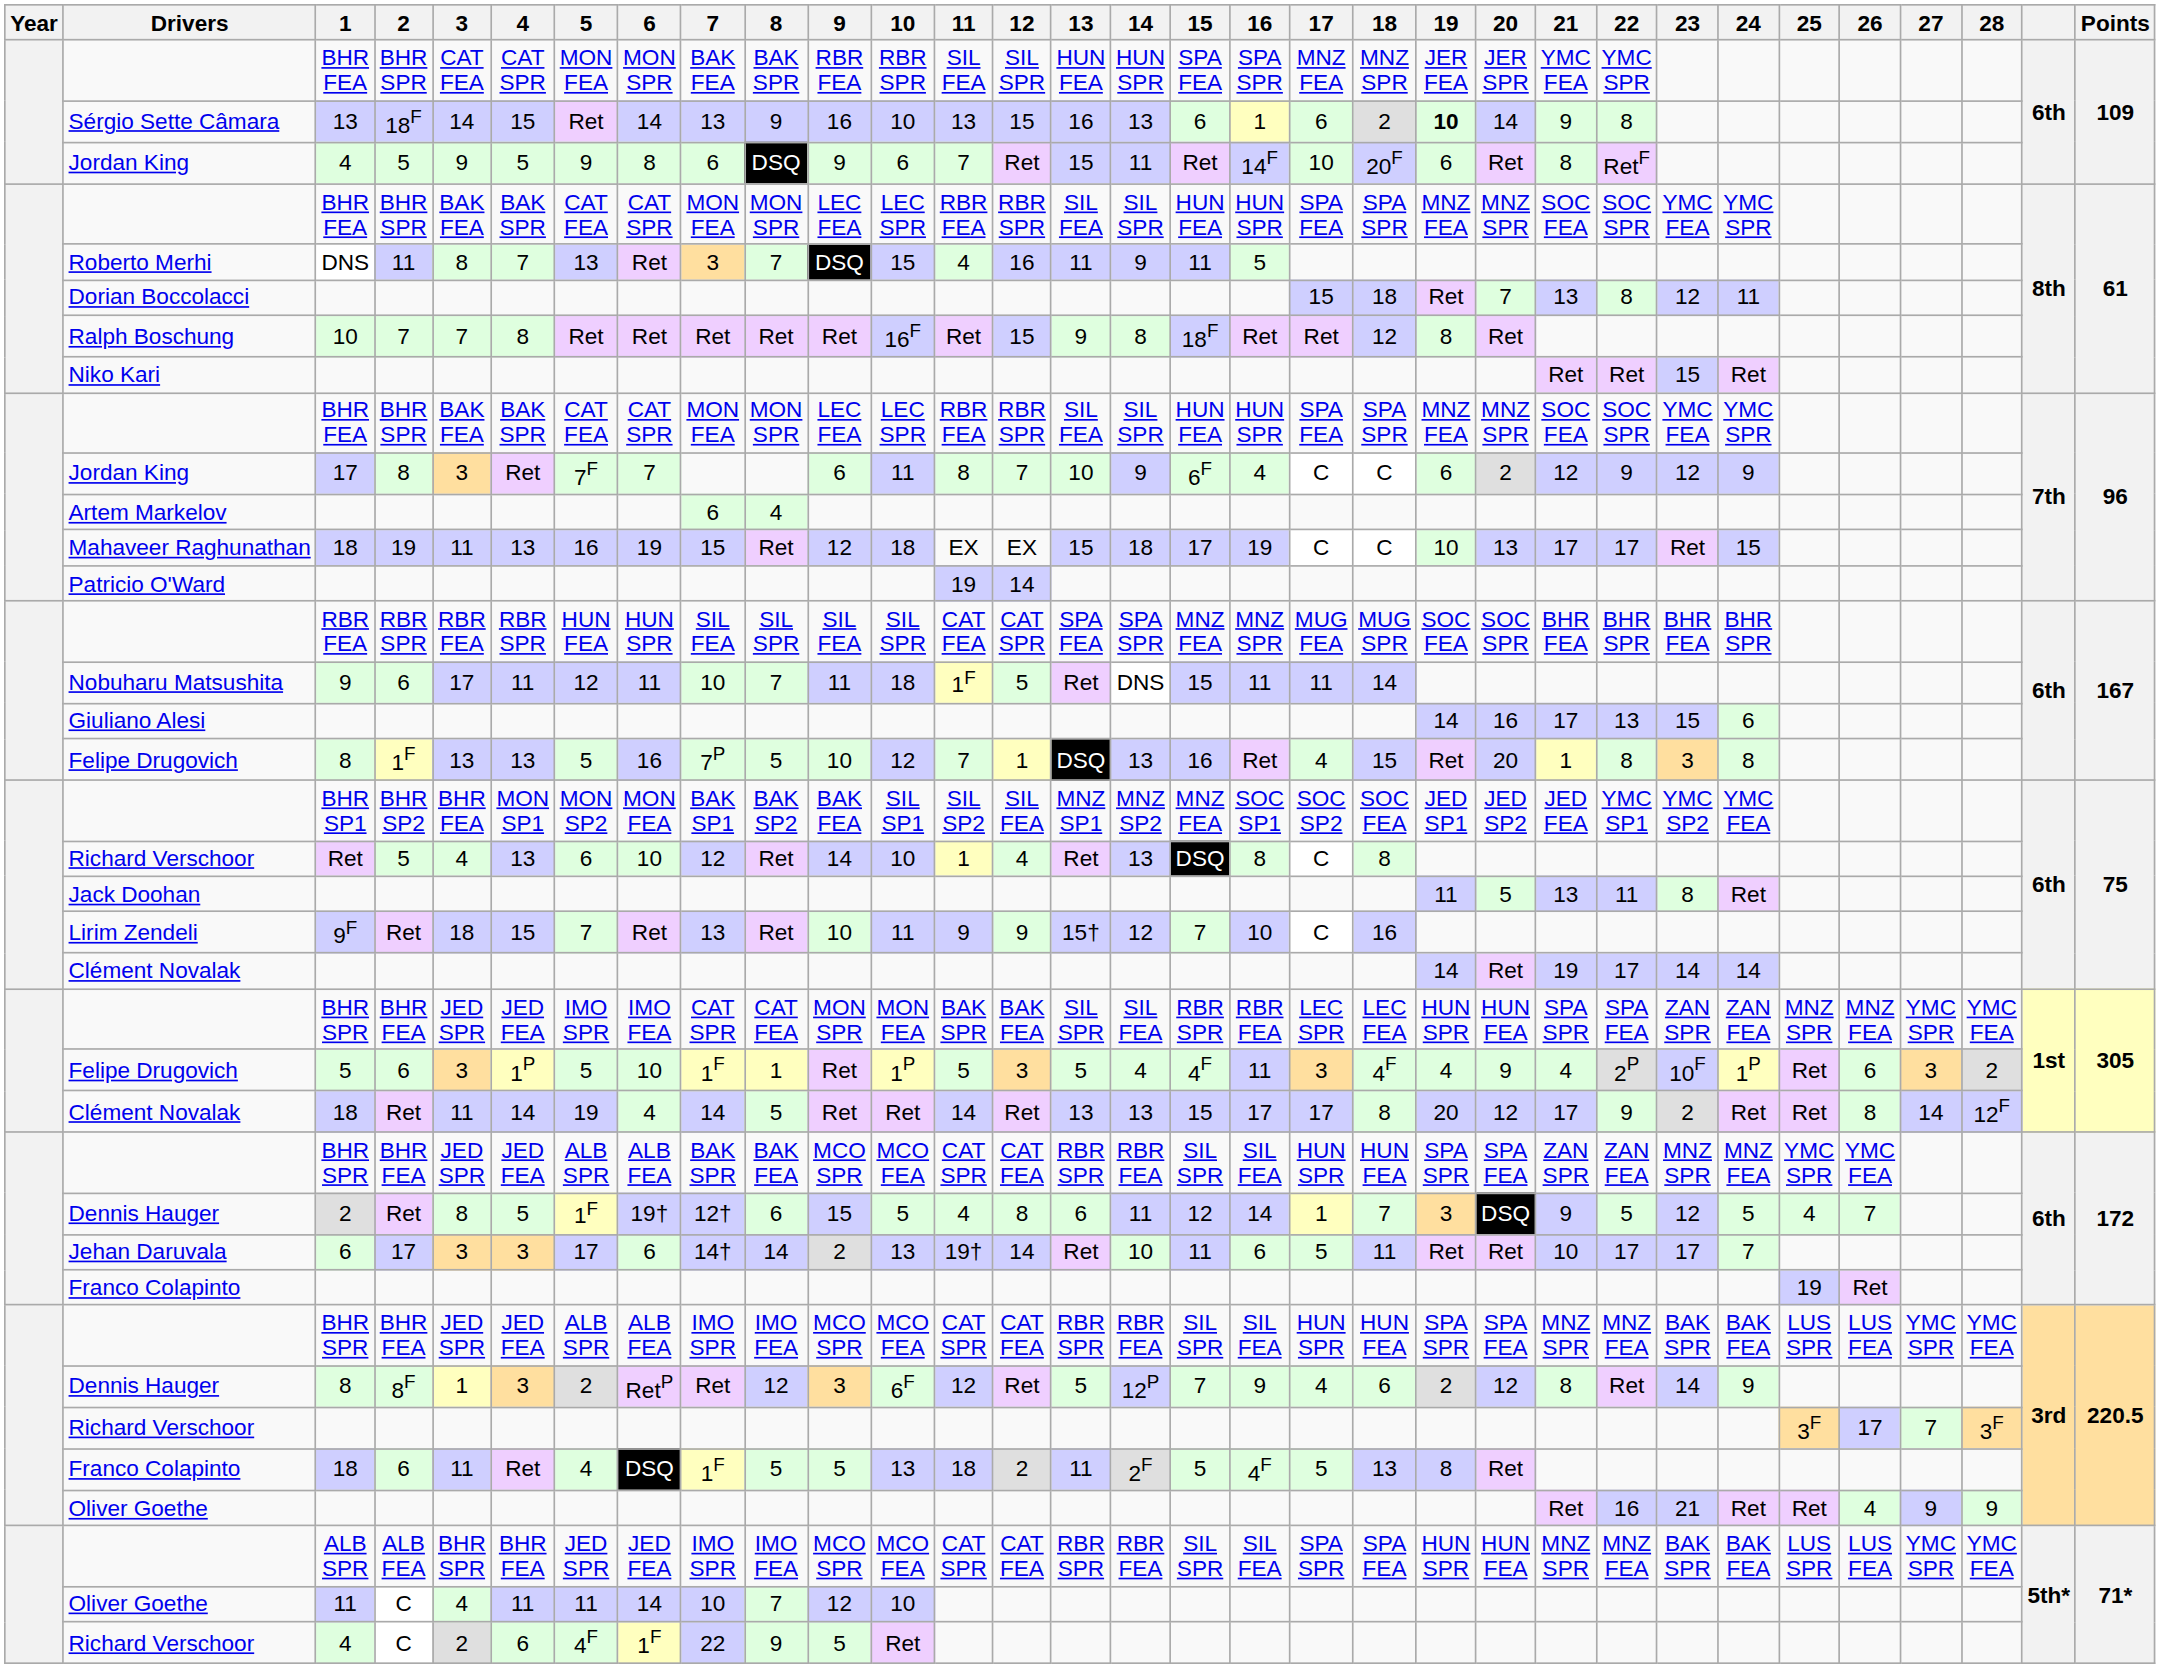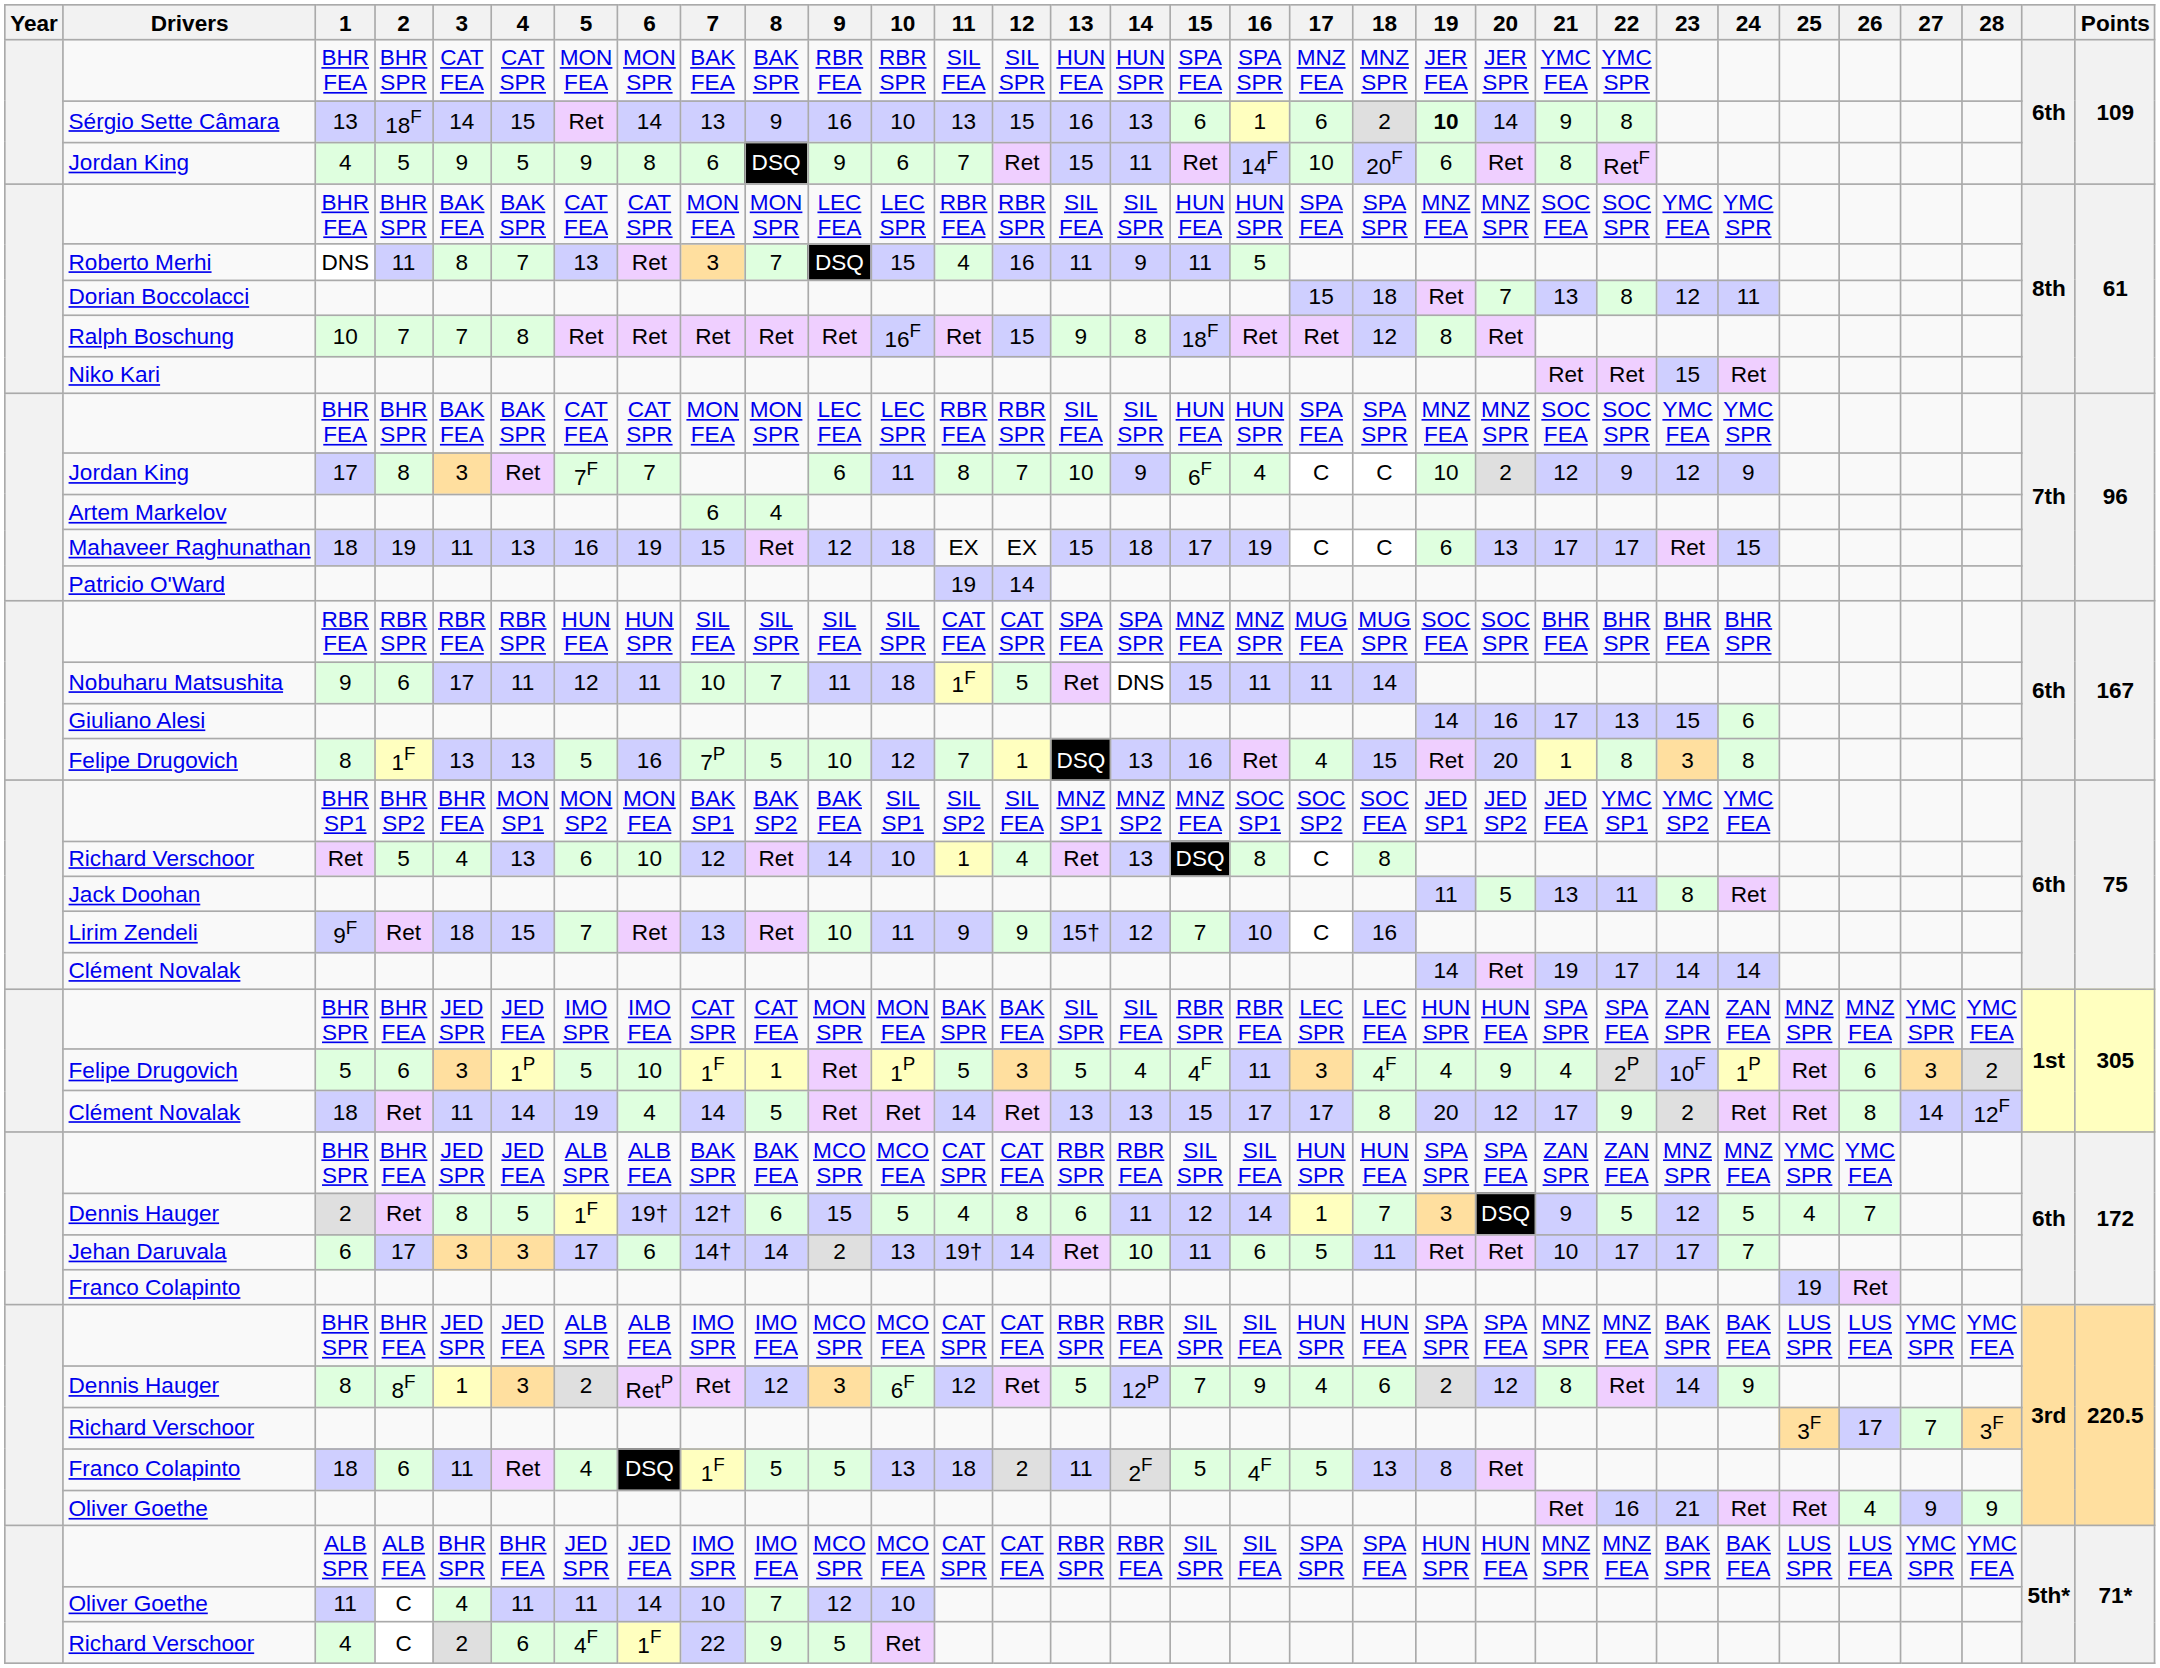(1446, 473) 6 -> (1446, 473) 10
(1446, 547) 10 -> (1446, 547) 6
